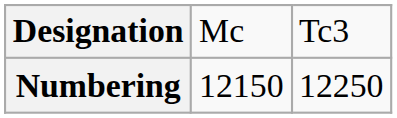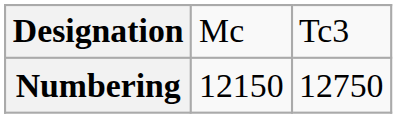(341, 84) 12250 -> (341, 84) 12750
